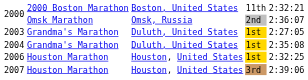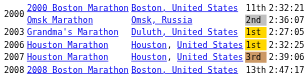- row: (14, 45)
+ row: (14, 70)
